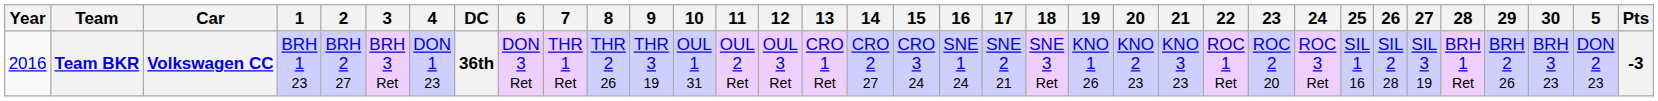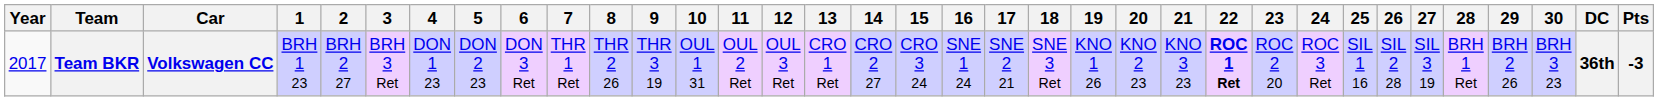columns swapped: (1596, 18) <-> (477, 18)
(28, 63) 2016 -> (28, 63) 2017
(1226, 63) normal -> (1229, 63) bold
